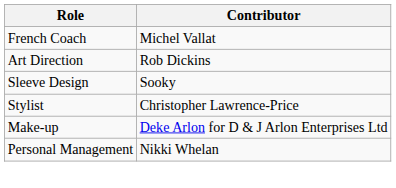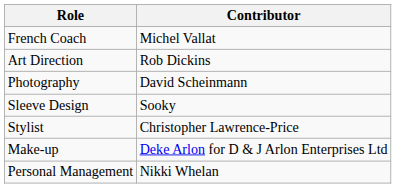+ row: (44, 82)
